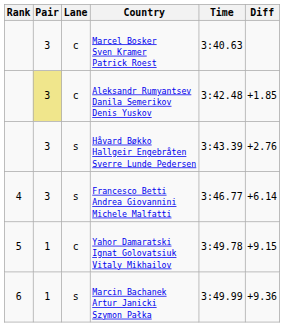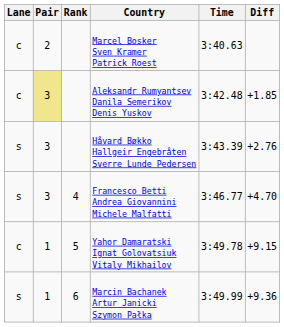columns swapped: (19, 12) <-> (76, 12)
(47, 46) 3 -> (47, 46) 2
(262, 197) +6.14 -> (262, 197) +4.70
